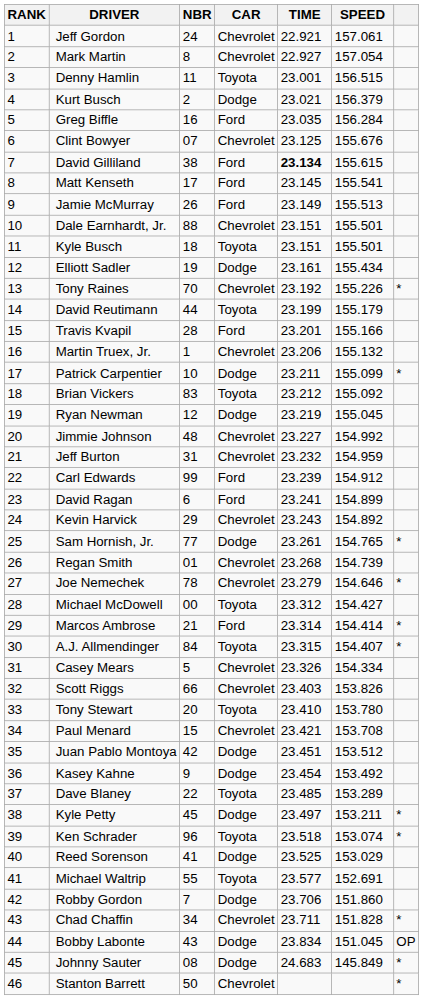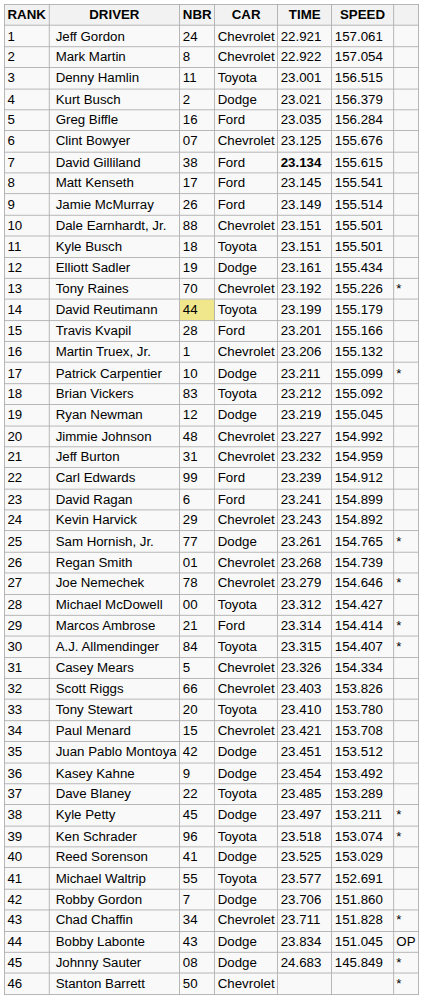(305, 57) 22.927 -> (305, 57) 22.922
(363, 204) 155.513 -> (363, 204) 155.514
(190, 309) no background -> (190, 309) khaki background
